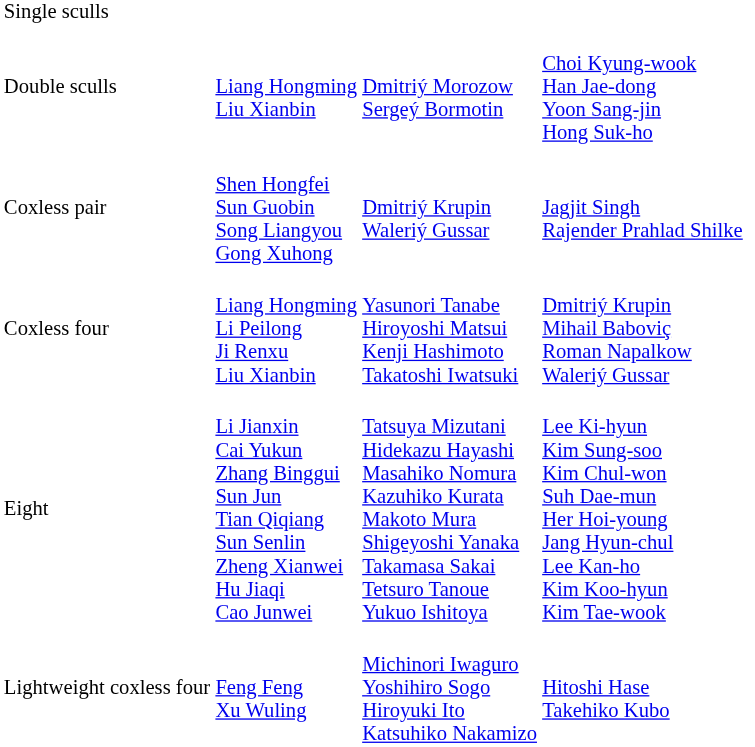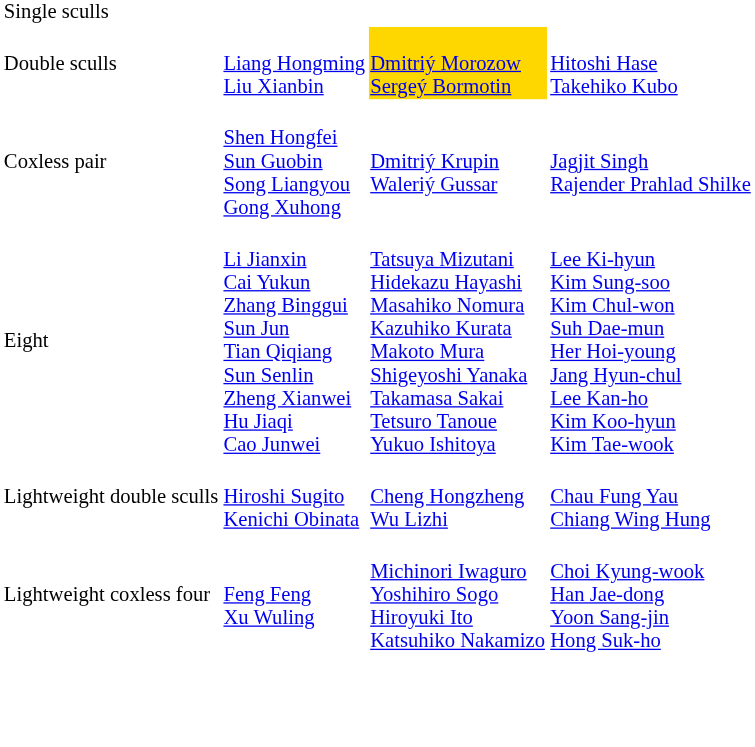(438, 97) no background -> (446, 74) gold background
(619, 97) Choi Kyung-wook Han Jae-dong Yoon Sang-jin Hong Suk-ho -> (614, 74) Hitoshi Hase Takehiko Kubo
- row: (56, 328)
+ row: (111, 496)
(606, 698) Hitoshi Hase Takehiko Kubo -> (627, 606) Choi Kyung-wook Han Jae-dong Yoon Sang-jin Hong Suk-ho
